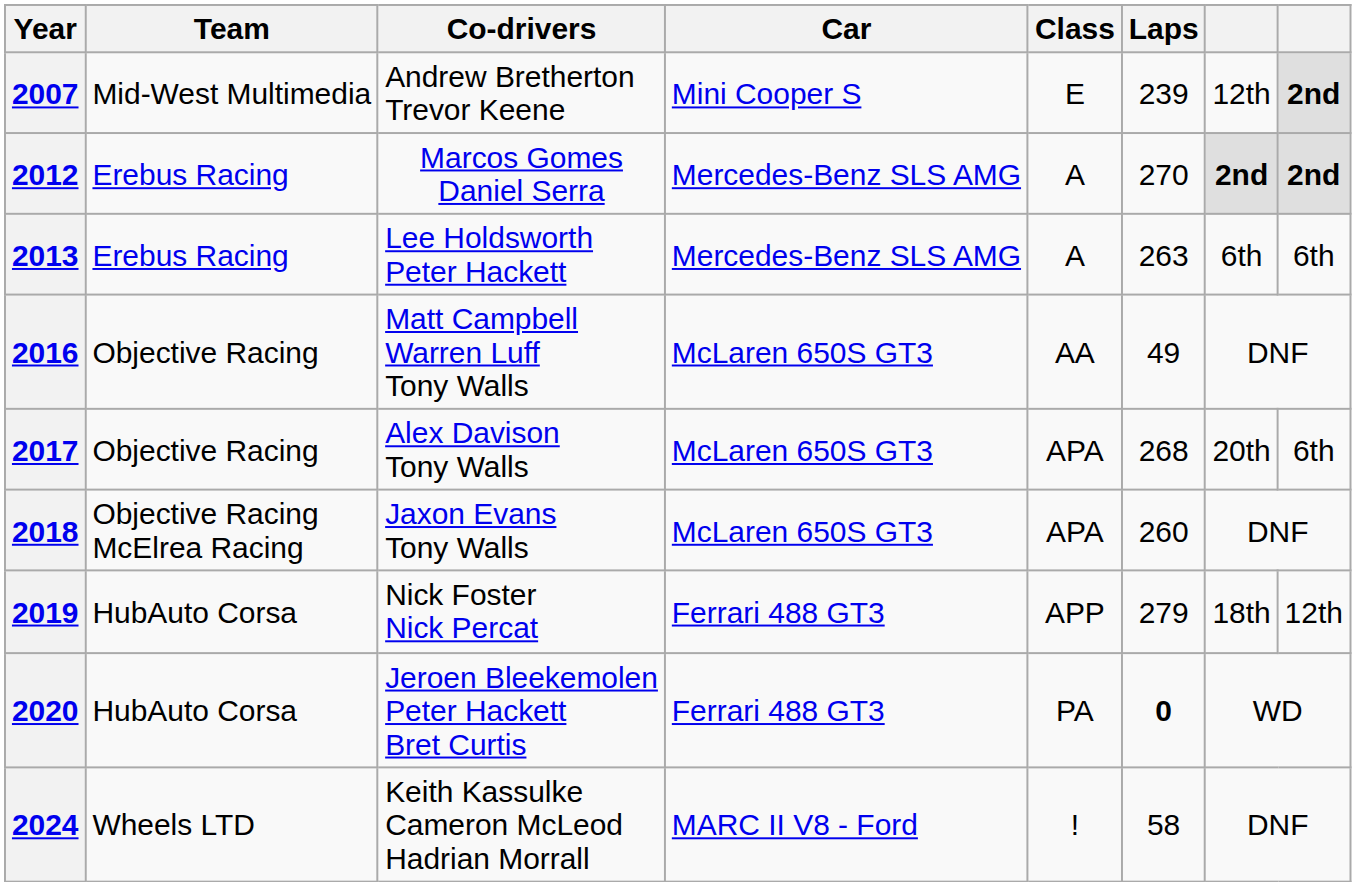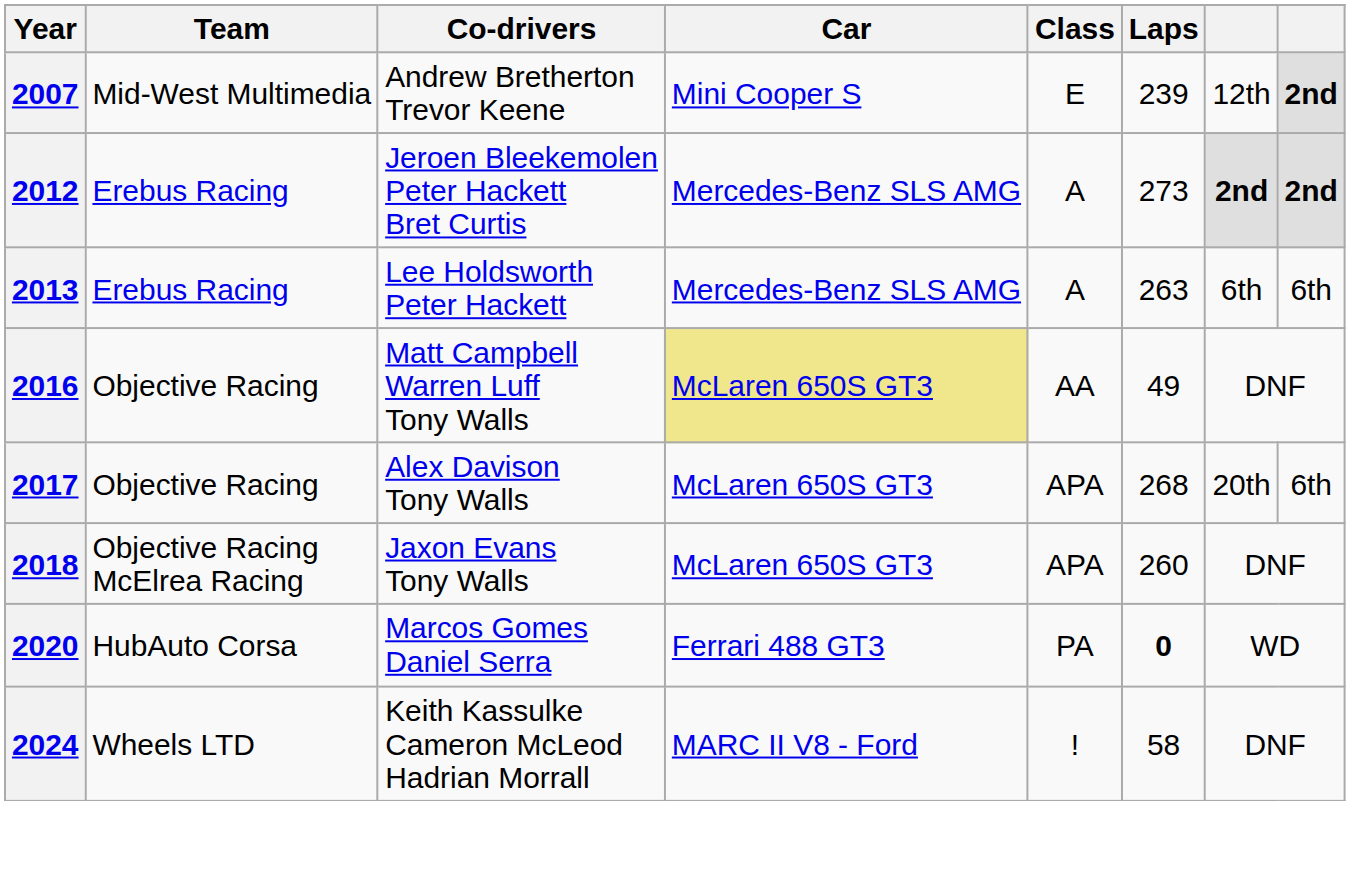(522, 174) Marcos Gomes Daniel Serra -> (522, 191) Jeroen Bleekemolen Peter Hackett Bret Curtis
(1164, 174) 270 -> (1164, 191) 273
(802, 352) no background -> (802, 386) khaki background
- row: (45, 612)
(522, 710) Jeroen Bleekemolen Peter Hackett Bret Curtis -> (487, 645) Marcos Gomes Daniel Serra
